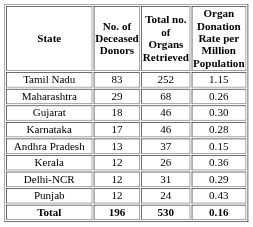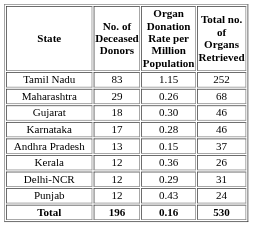columns swapped: (166, 38) <-> (219, 38)
